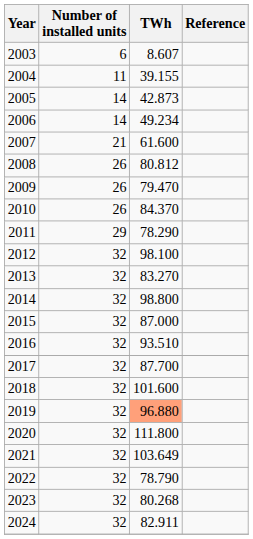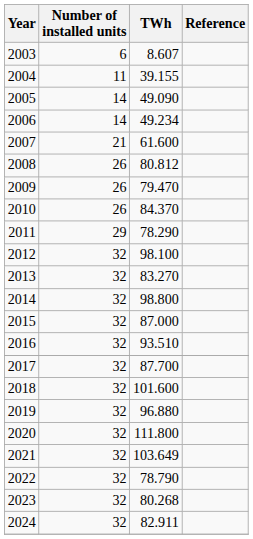(159, 98) 42.873 -> (159, 98) 49.090
(159, 411) lightsalmon background -> (159, 411) no background
